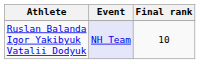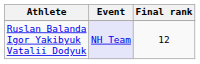(164, 39) 10 -> (164, 39) 12
